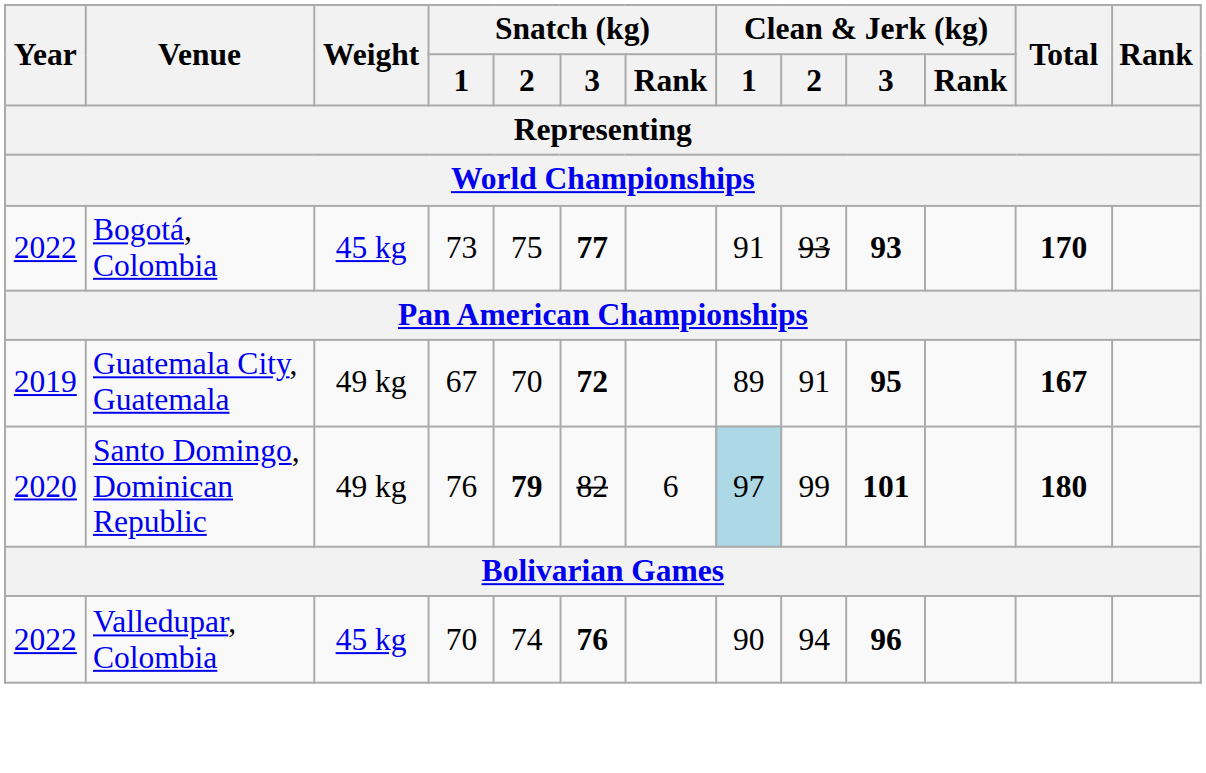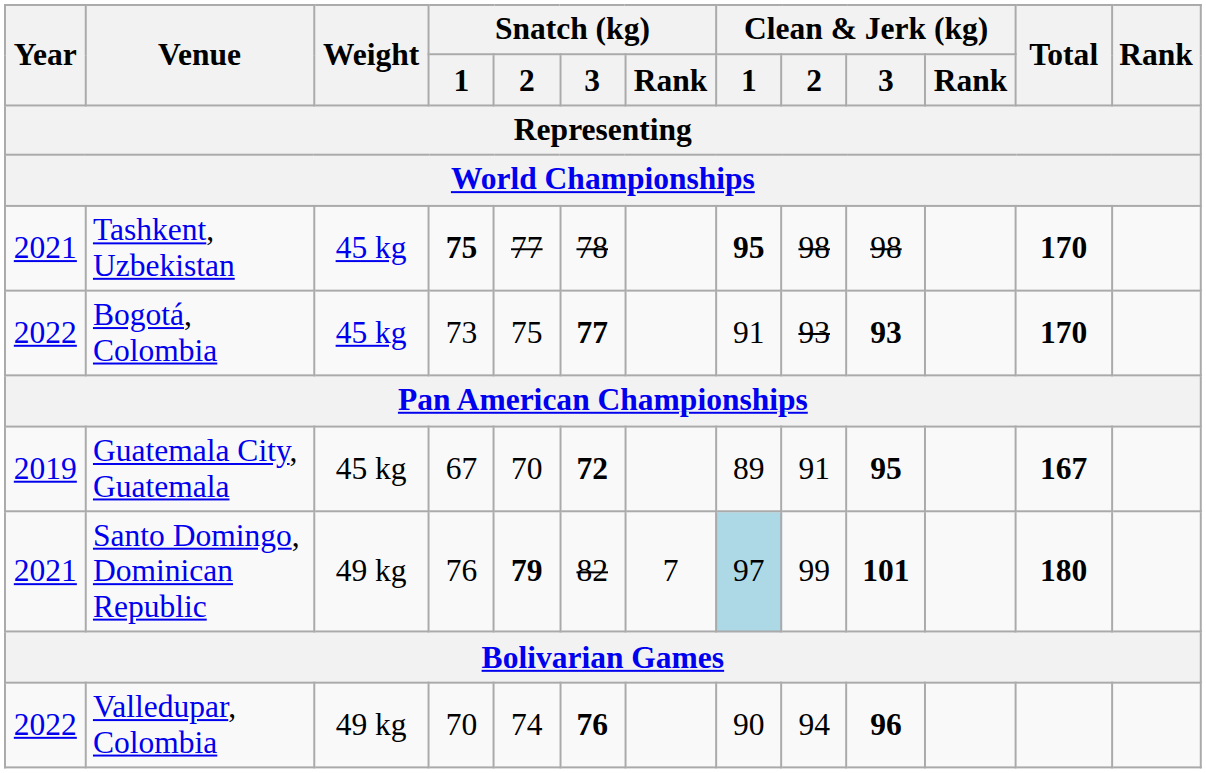+ row: (164, 247)
(371, 382) 49 kg -> (371, 468) 45 kg
(45, 485) 2020 -> (45, 571) 2021
(671, 485) 6 -> (671, 571) 7
(371, 638) 45 kg -> (371, 724) 49 kg
